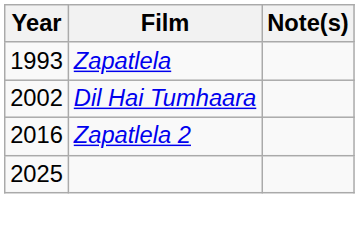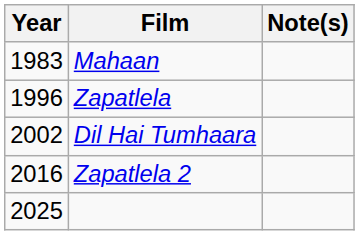+ row: (117, 60)
(37, 60) 1993 -> (37, 98) 1996
